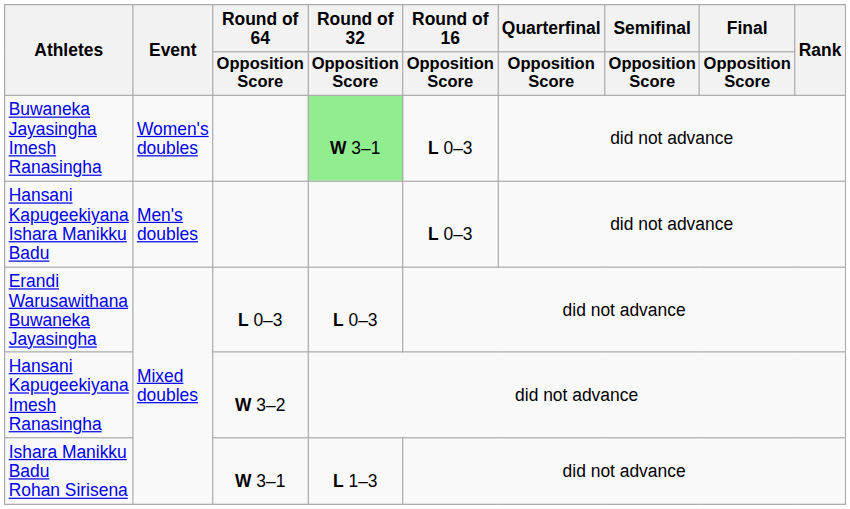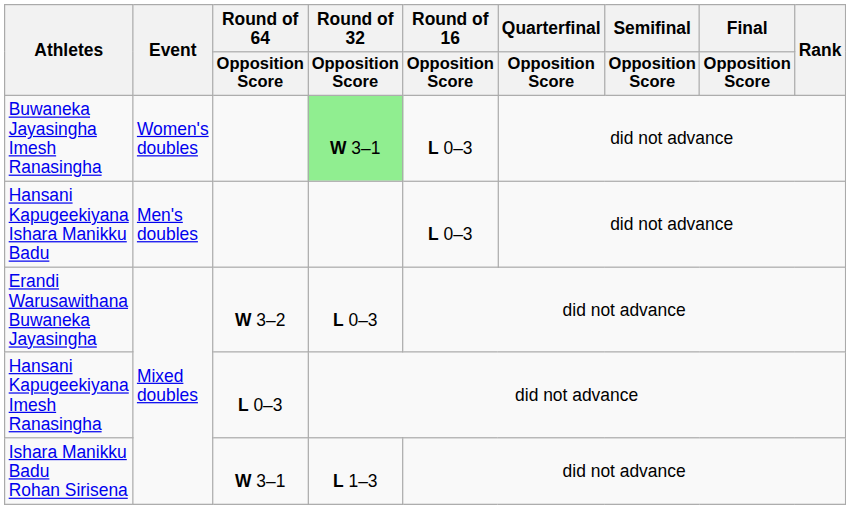(260, 320) L 0–3 -> (260, 320) W 3–2
(260, 405) W 3–2 -> (260, 405) L 0–3
